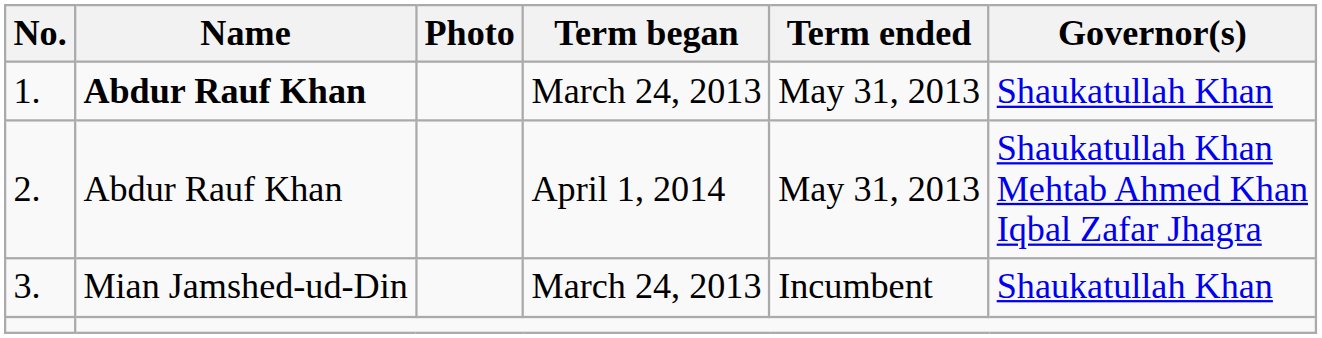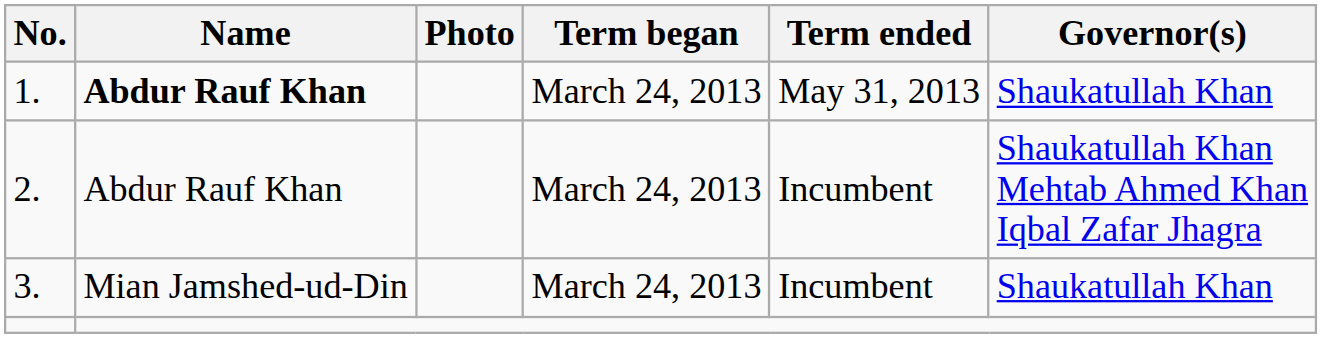(628, 188) April 1, 2014 -> (646, 188) March 24, 2013
(879, 188) May 31, 2013 -> (855, 188) Incumbent
